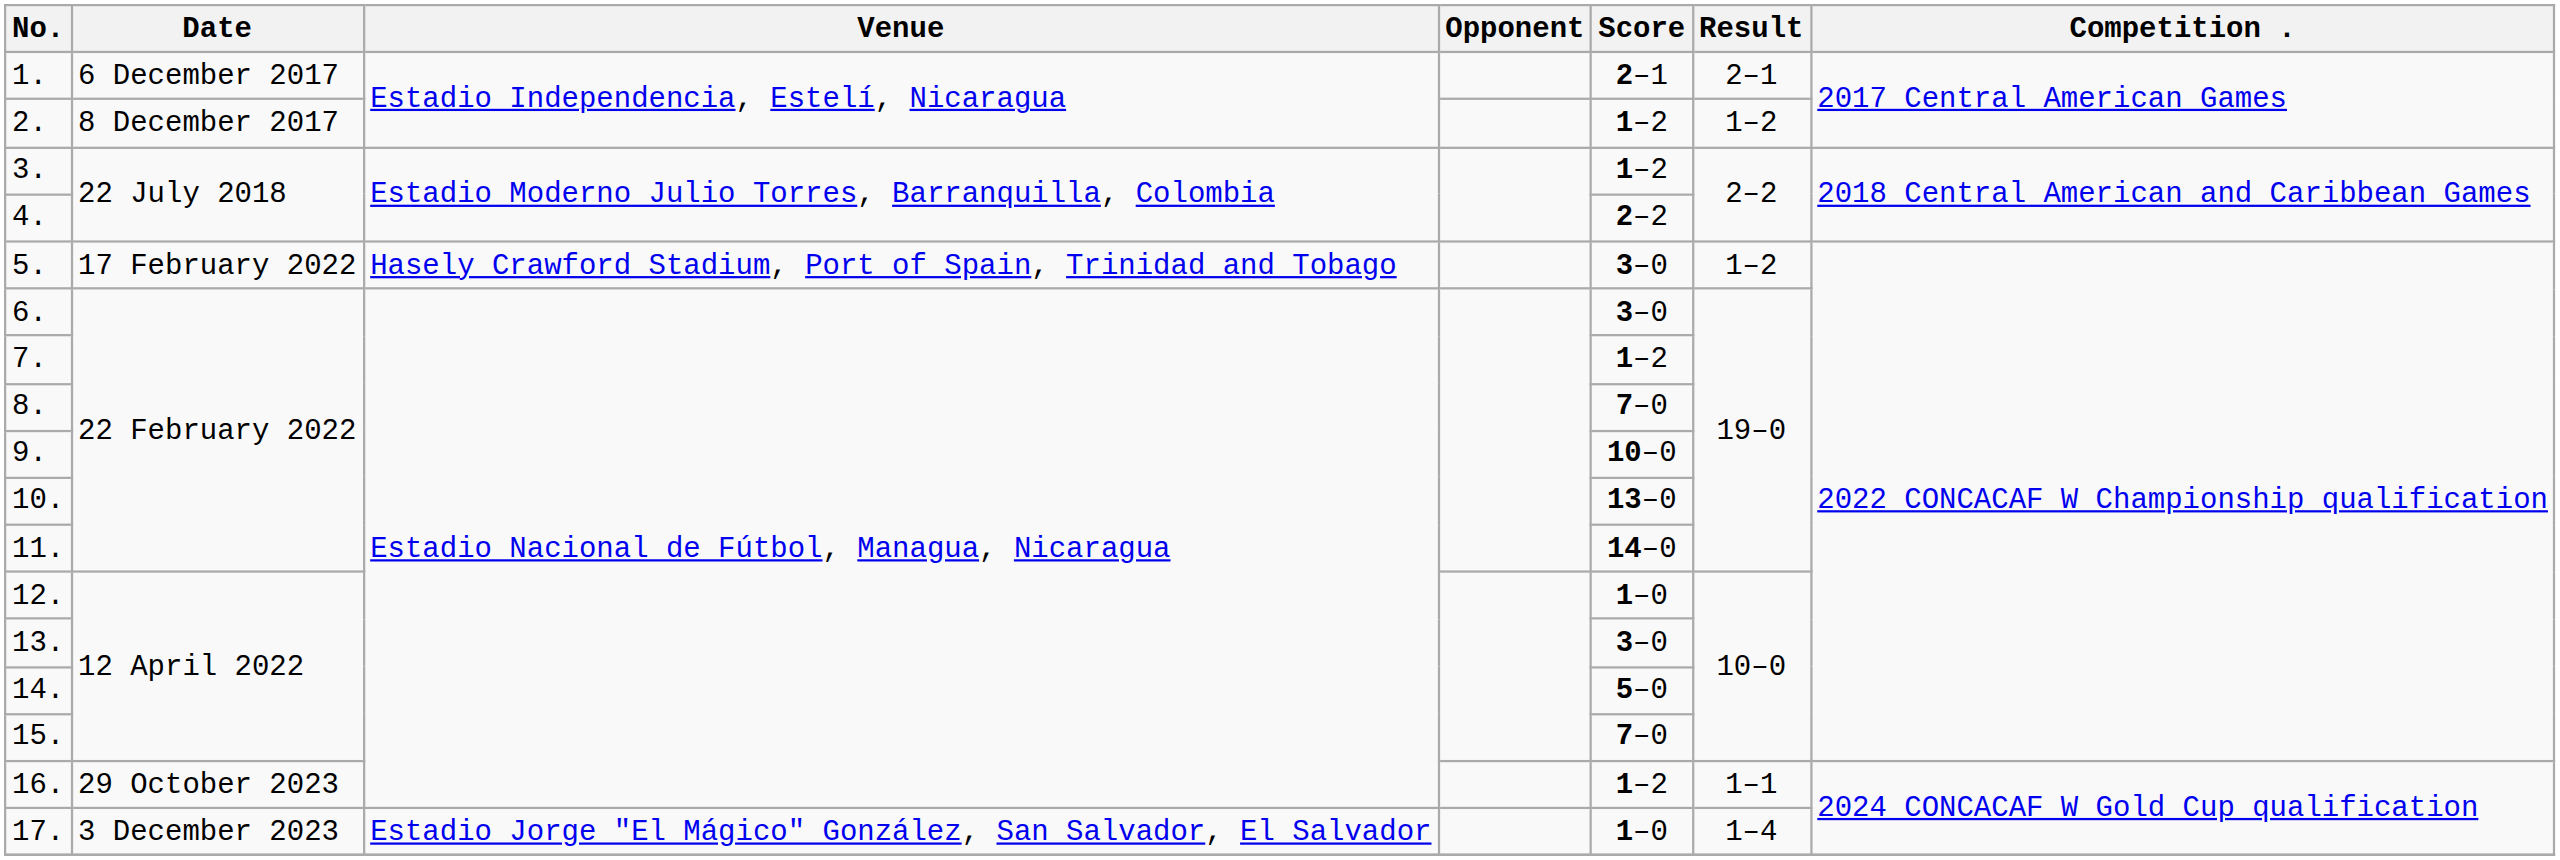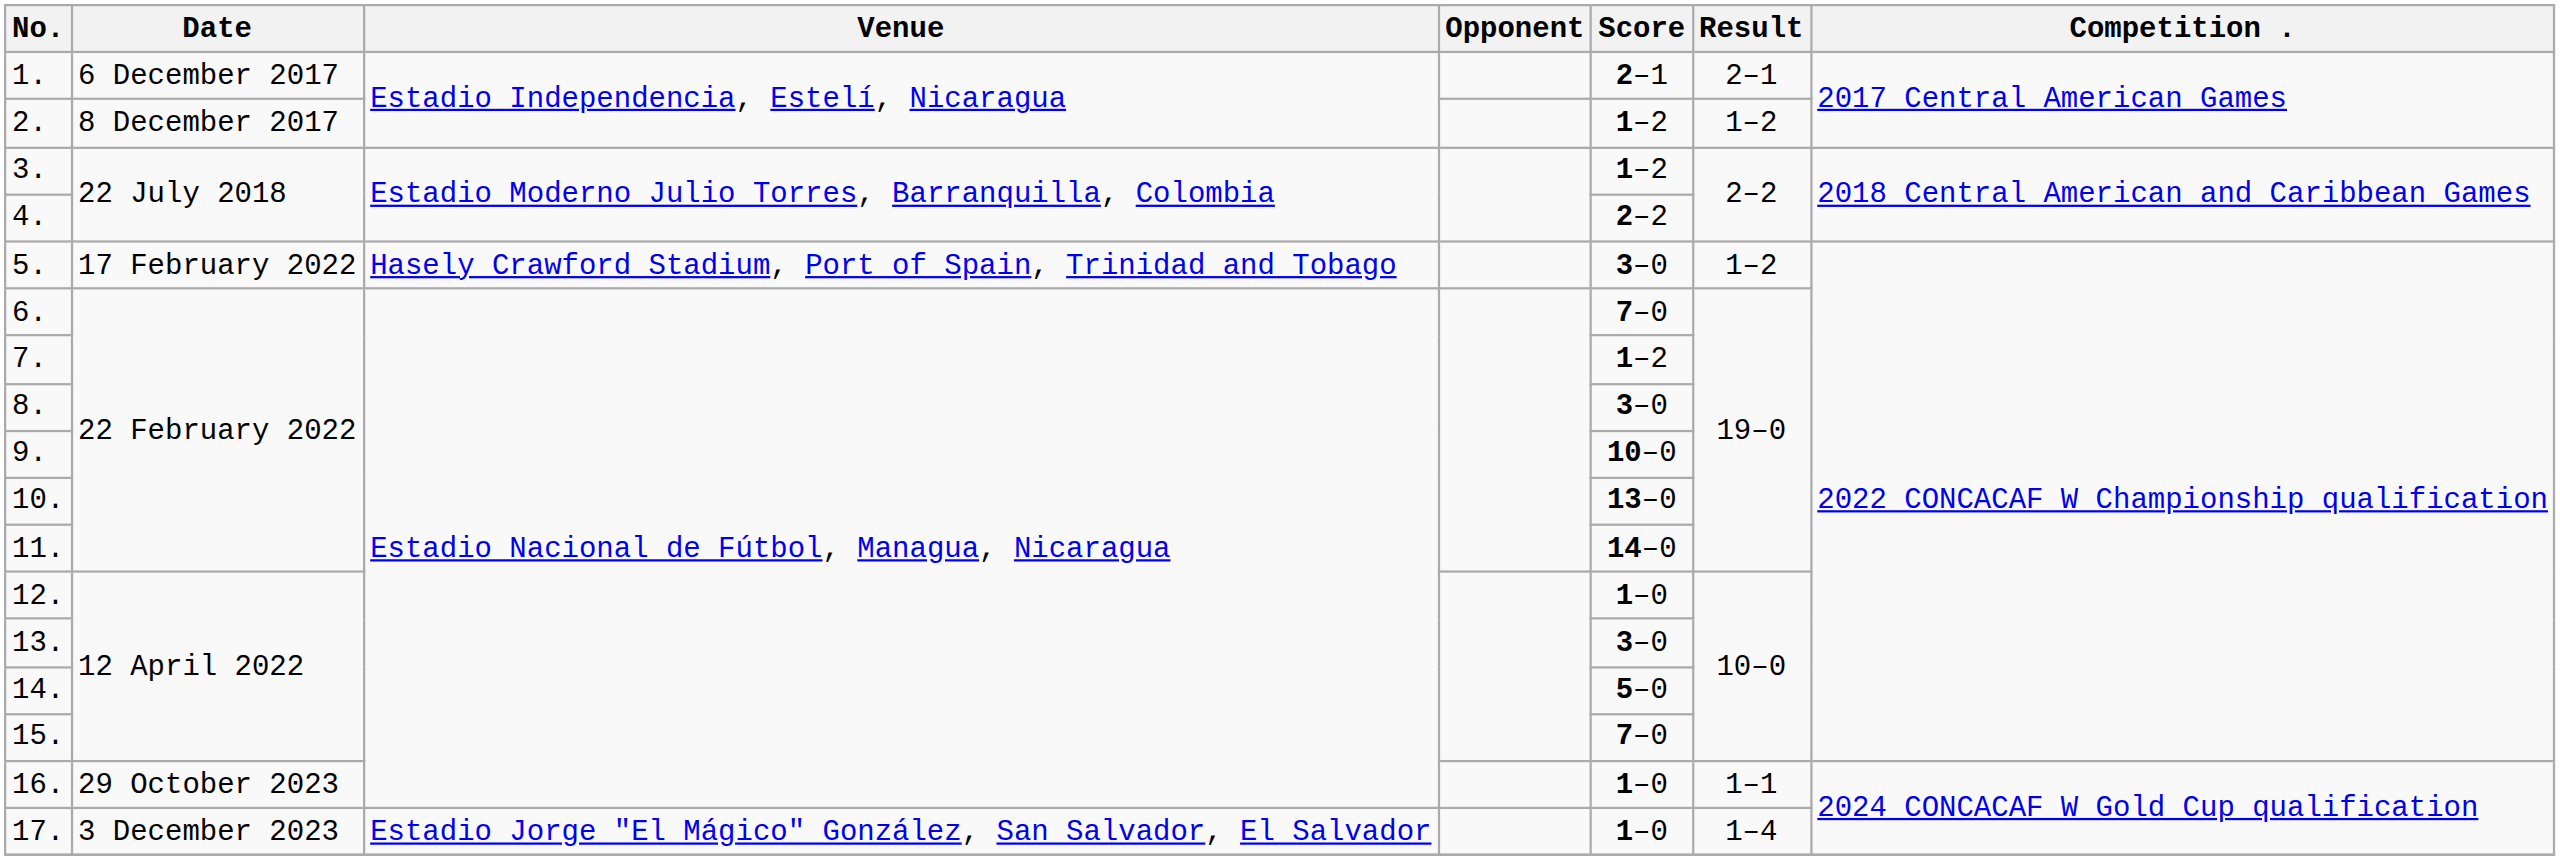(1642, 312) 3–0 -> (1642, 312) 7–0
(1642, 407) 7–0 -> (1642, 407) 3–0
(1642, 785) 1–2 -> (1642, 785) 1–0
